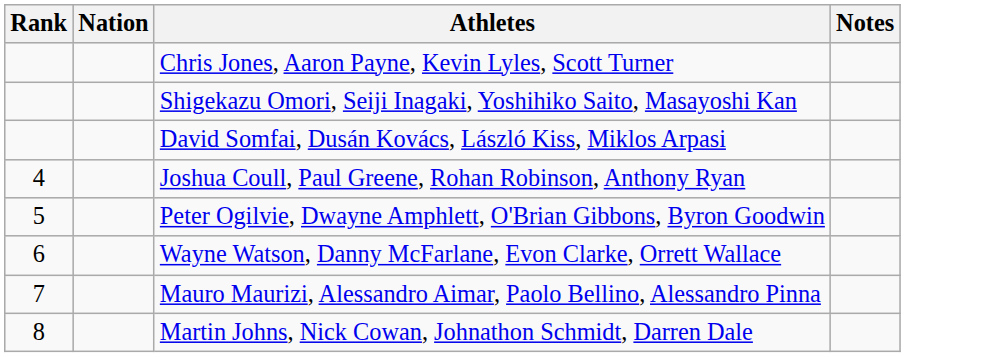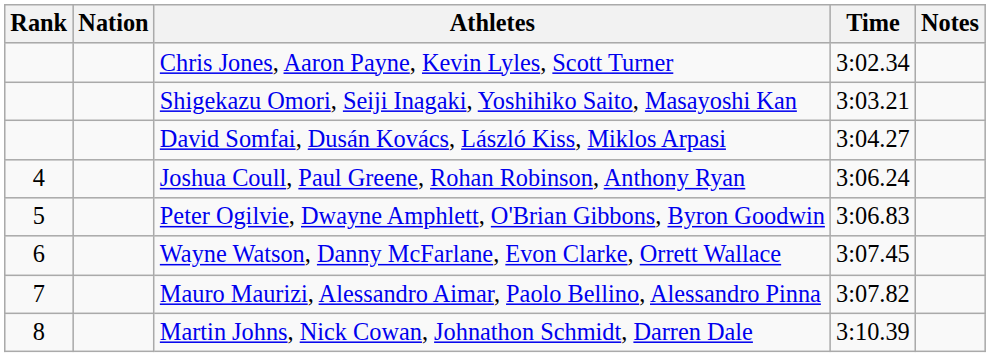+ column: (873, 23)
